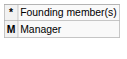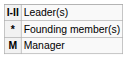+ row: (13, 12)
